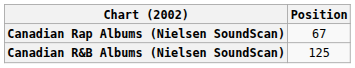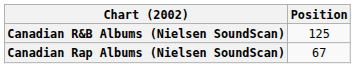rows swapped: (146, 53) <-> (146, 33)
